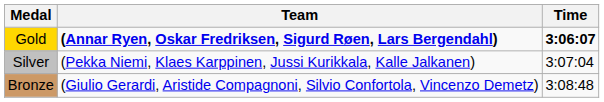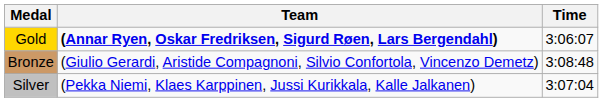(570, 39) bold -> (570, 39) normal
rows swapped: (31, 62) <-> (31, 85)
